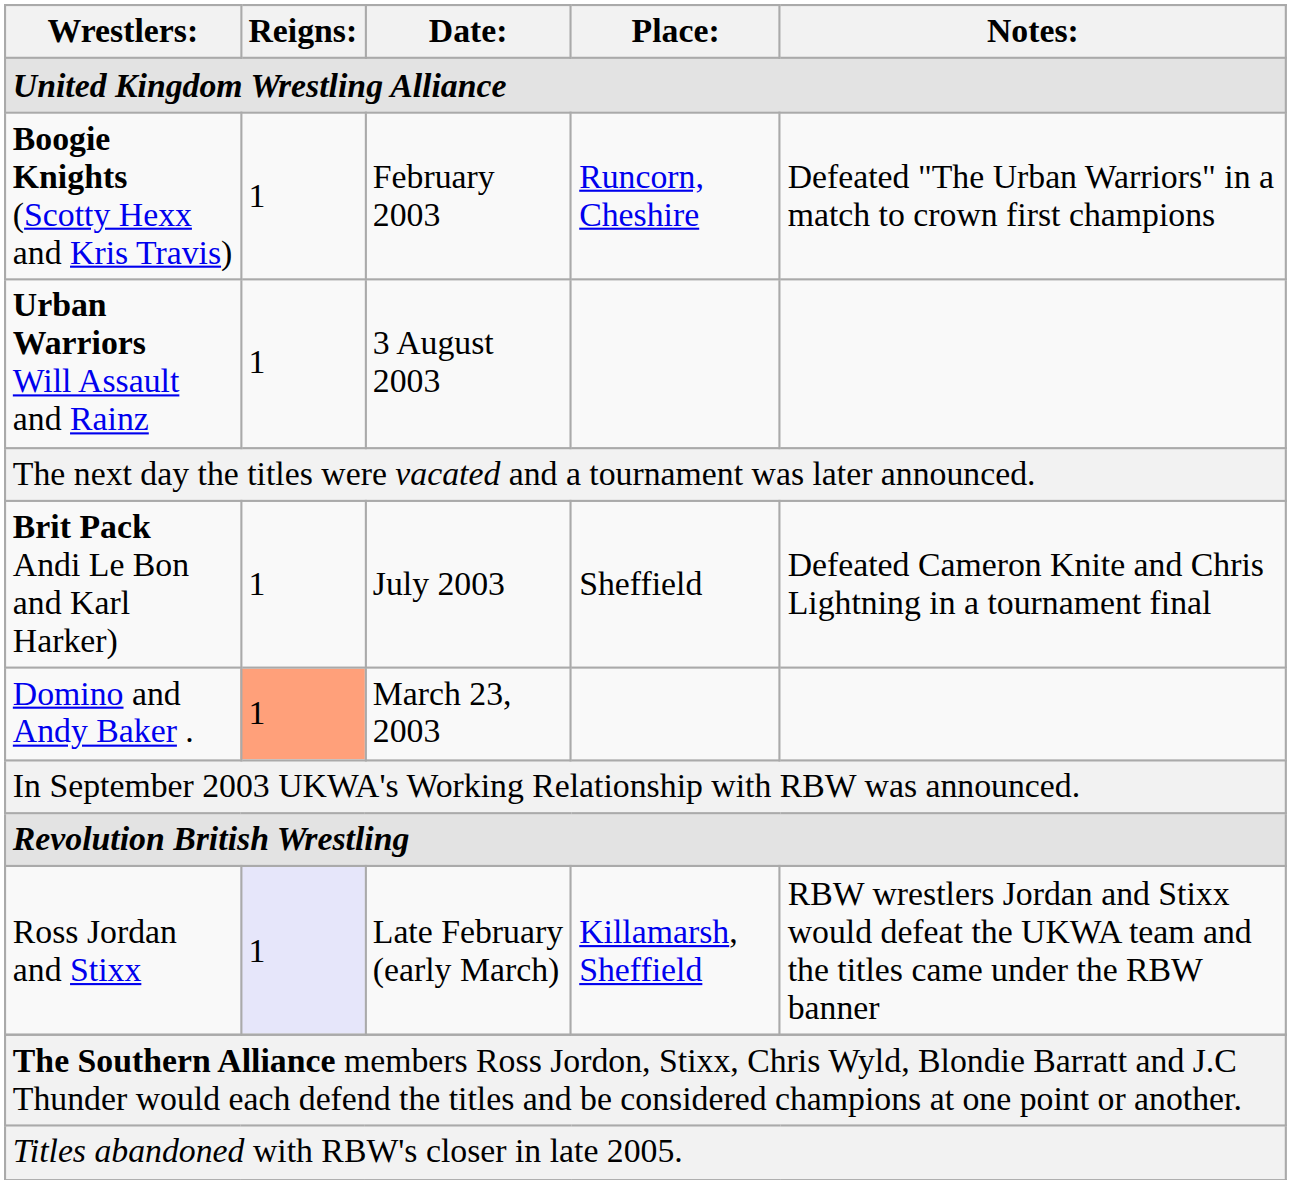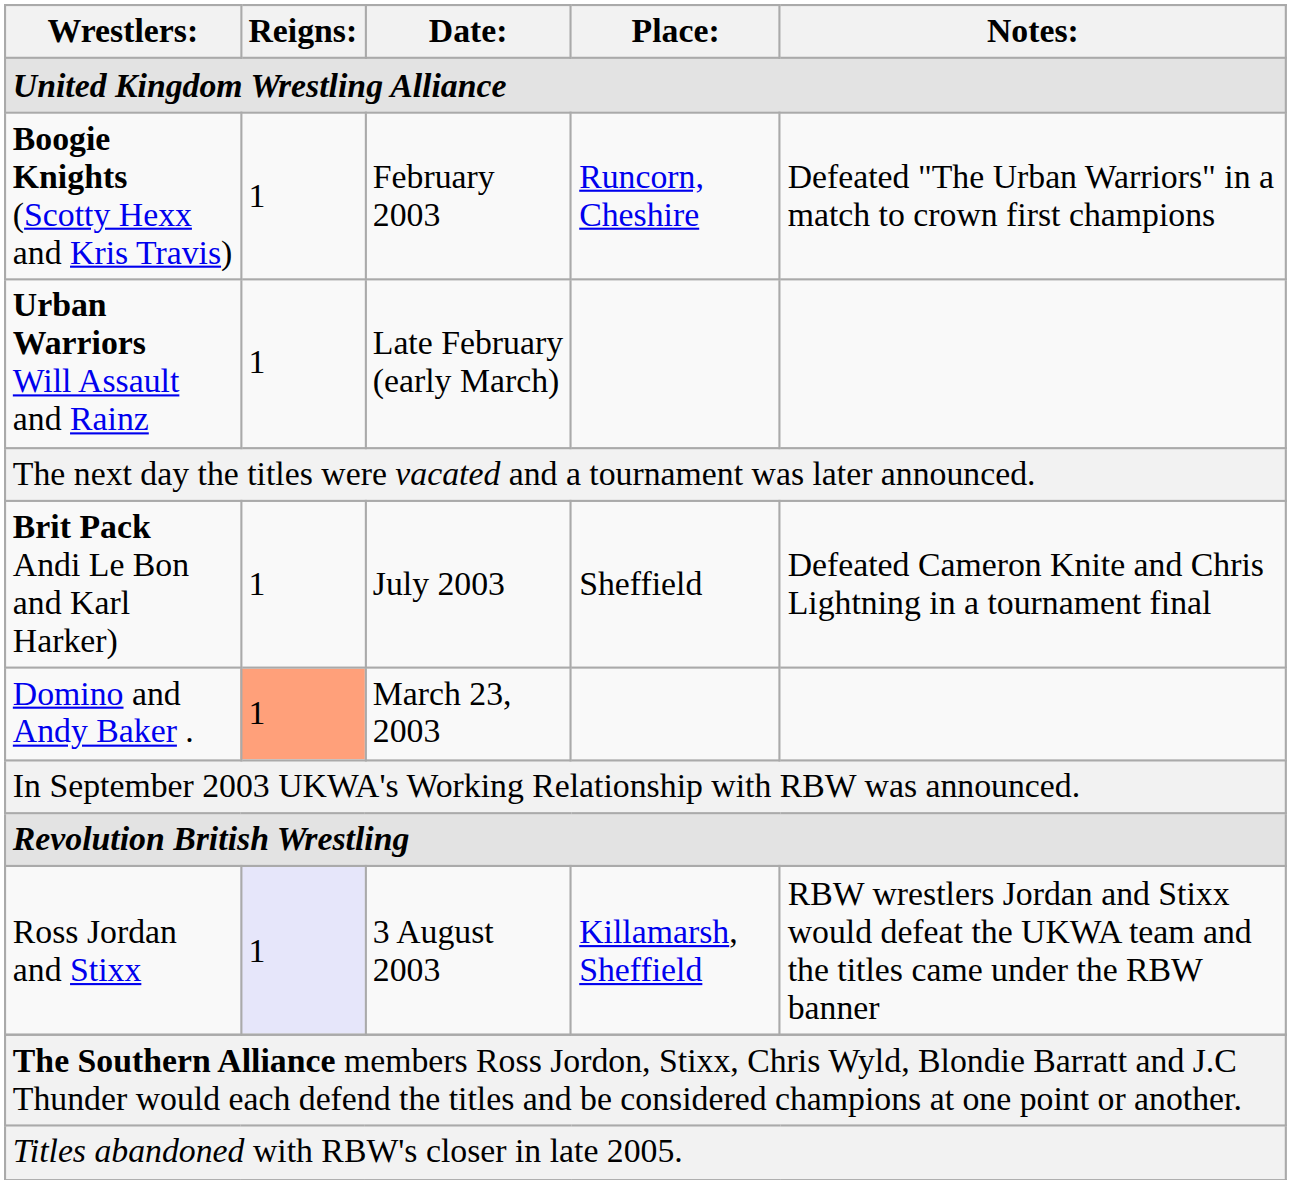(433, 362) 3 August 2003 -> (468, 362) Late February (early March)
(468, 949) Late February (early March) -> (433, 949) 3 August 2003
